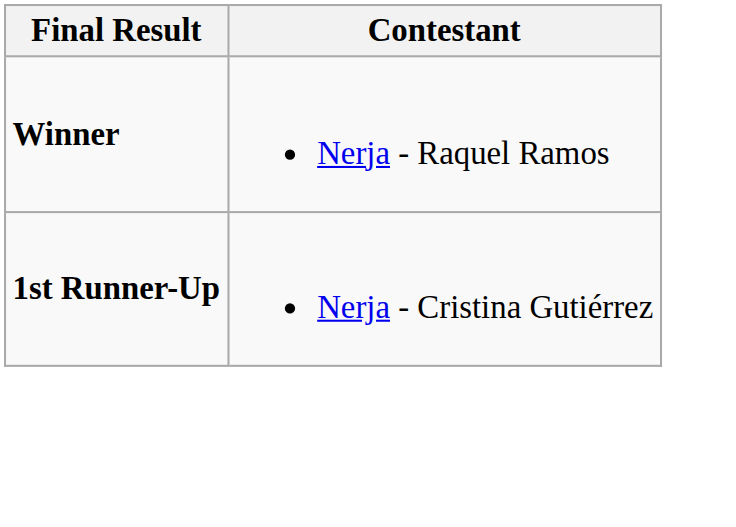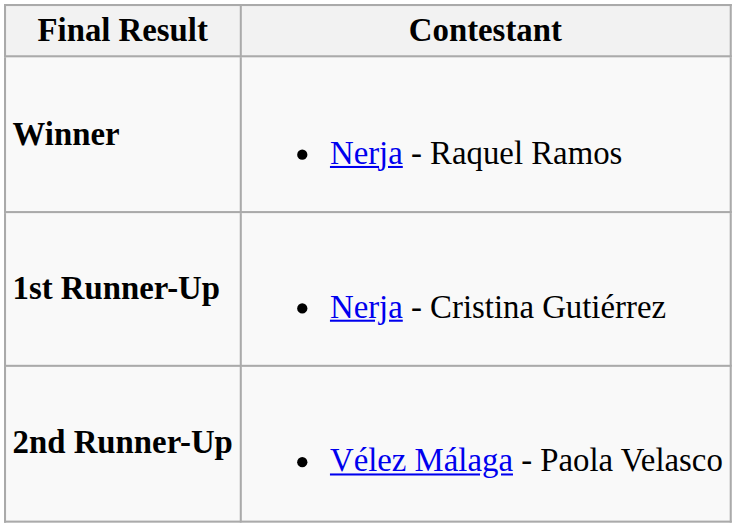+ row: (123, 442)
